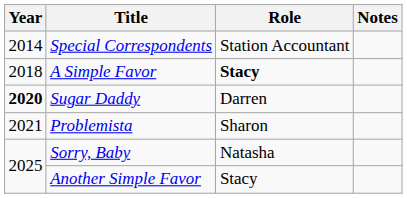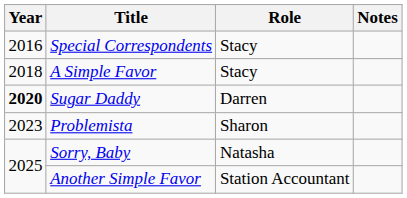(25, 44) 2014 -> (25, 44) 2016
(285, 44) Station Accountant -> (239, 44) Stacy
(240, 71) bold -> (239, 71) normal
(25, 125) 2021 -> (25, 125) 2023
(239, 179) Stacy -> (285, 179) Station Accountant
